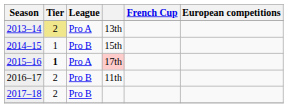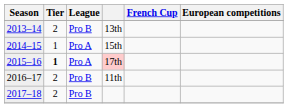(55, 28) khaki background -> (55, 28) no background
(80, 28) Pro A -> (80, 28) Pro B
(80, 45) Pro B -> (80, 45) Pro A
